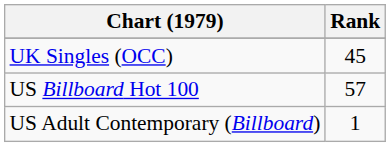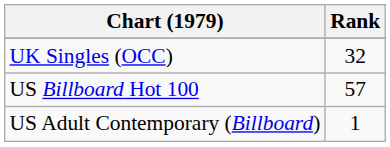(355, 55) 45 -> (355, 55) 32
